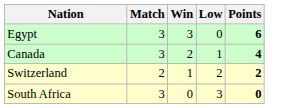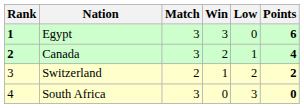+ column: (22, 14)
